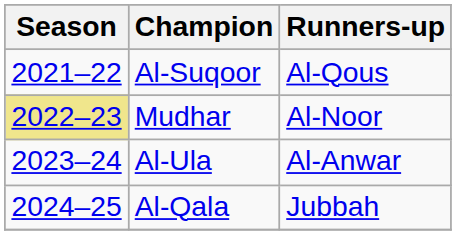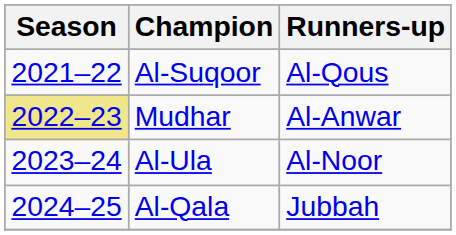(334, 116) Al-Noor -> (344, 116) Al-Anwar
(344, 161) Al-Anwar -> (334, 161) Al-Noor
